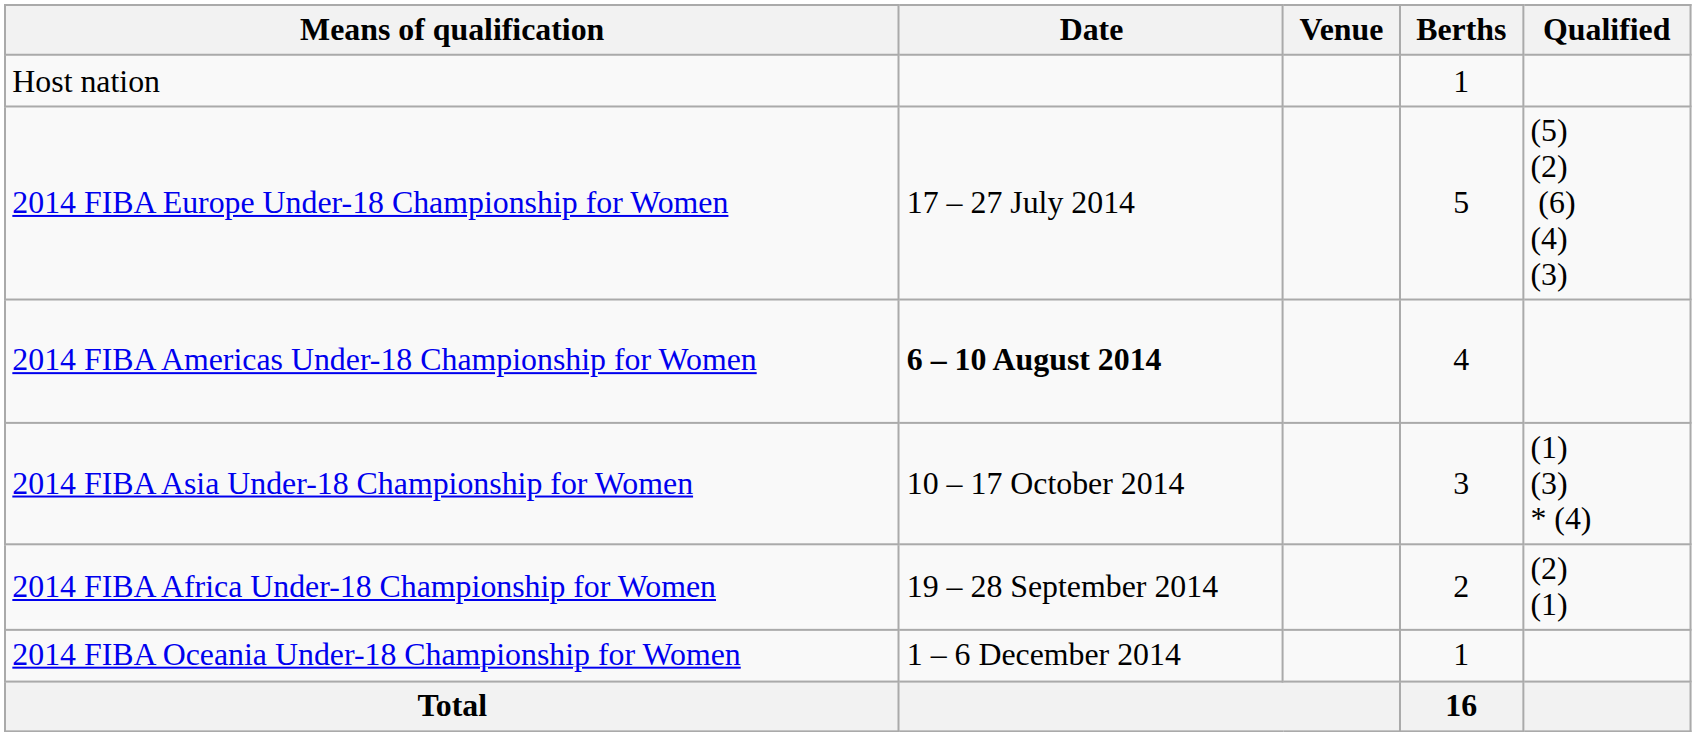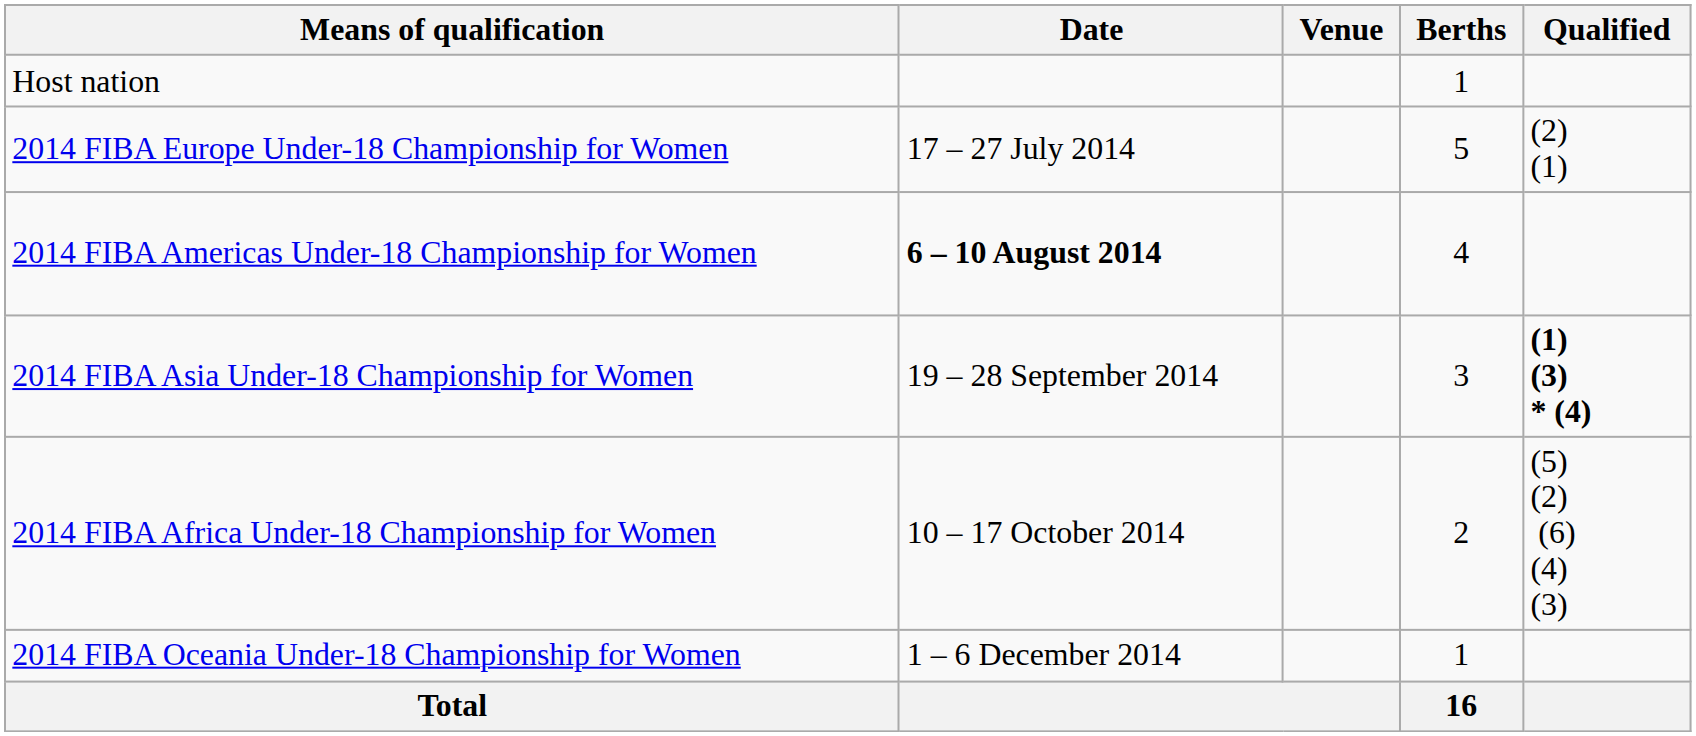(1553, 202) (5) (2) (6) (4) (3) -> (1549, 148) (2) (1)
(1046, 482) 10 – 17 October 2014 -> (1062, 375) 19 – 28 September 2014
(1561, 482) normal -> (1561, 375) bold
(1062, 586) 19 – 28 September 2014 -> (1046, 532) 10 – 17 October 2014
(1549, 586) (2) (1) -> (1553, 532) (5) (2) (6) (4) (3)
